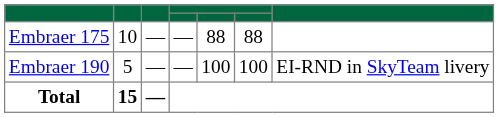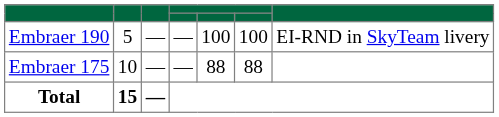rows swapped: (59, 36) <-> (59, 66)
